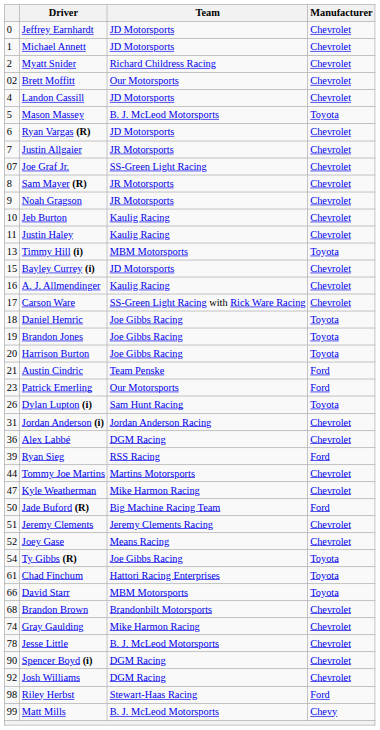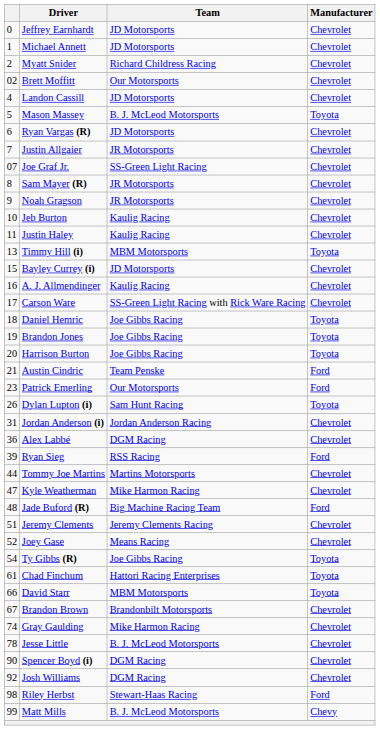(12, 507) 50 -> (12, 507) 48
(12, 609) 68 -> (12, 609) 67
